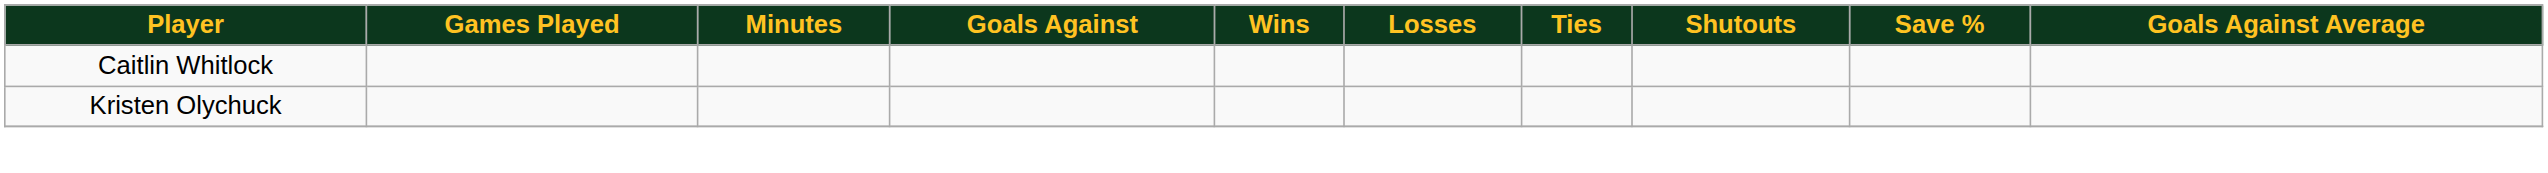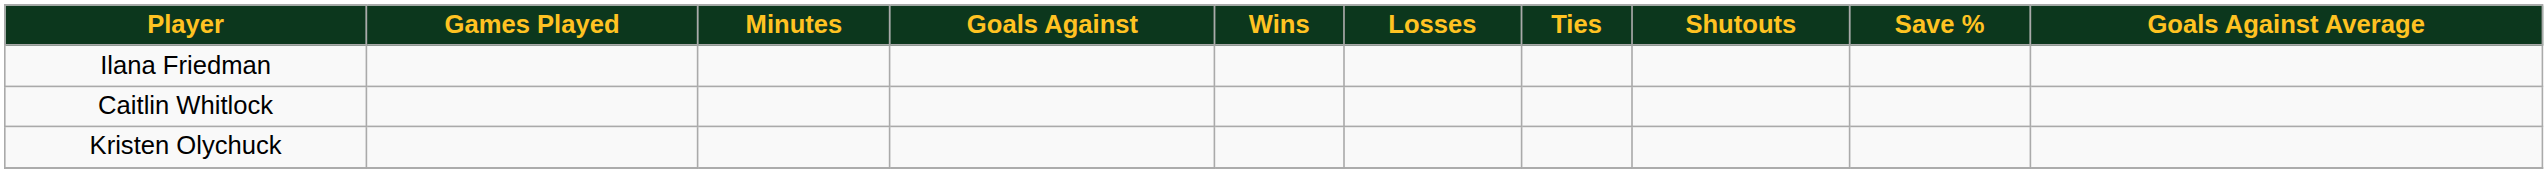+ row: (186, 65)
